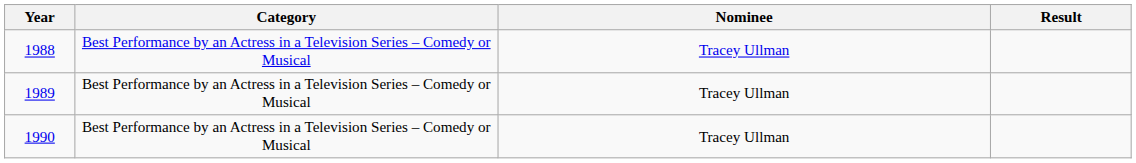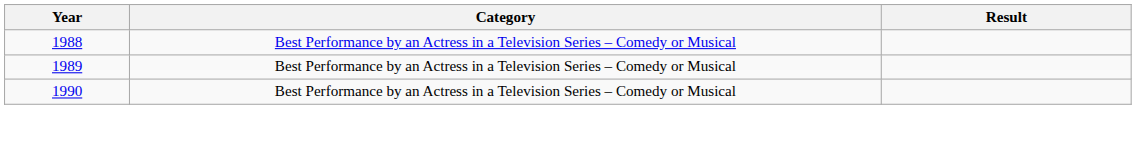- column: (744, 17)
